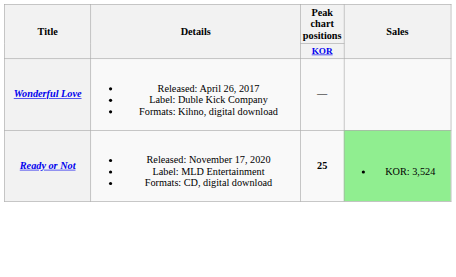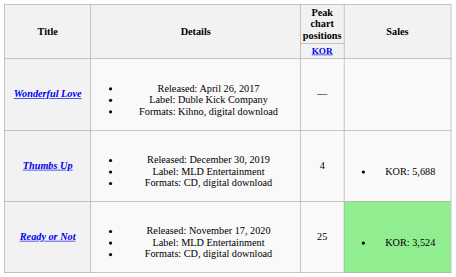+ row: (48, 165)
(322, 165) bold -> (322, 237) normal
